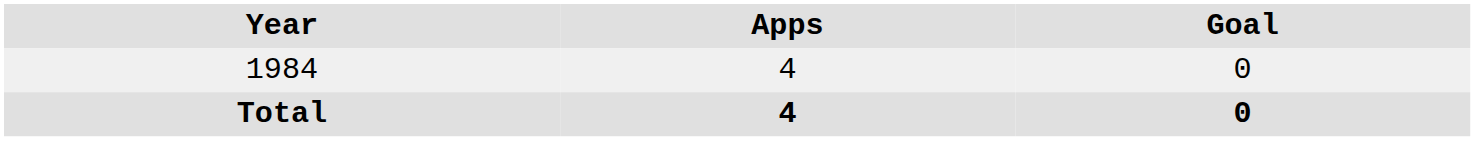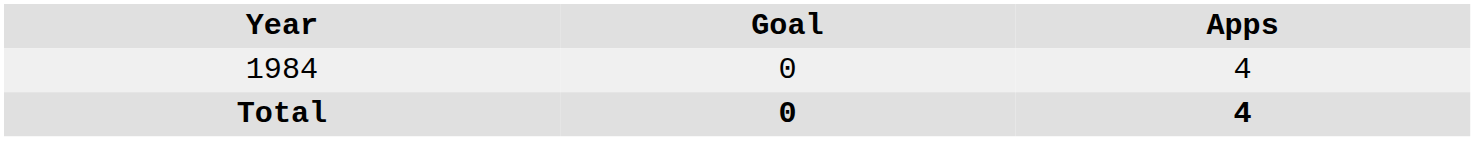columns swapped: (787, 26) <-> (1243, 26)
